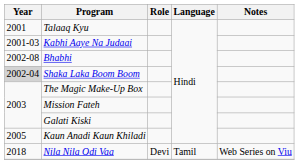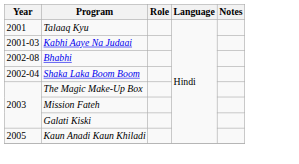(23, 74) lightgrey background -> (23, 74) no background
- row: (79, 151)
